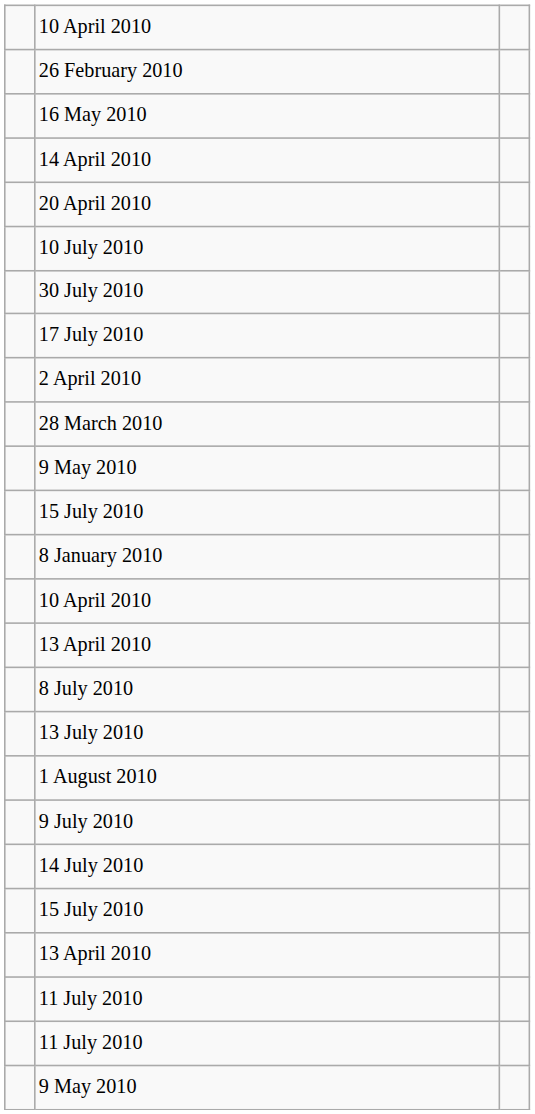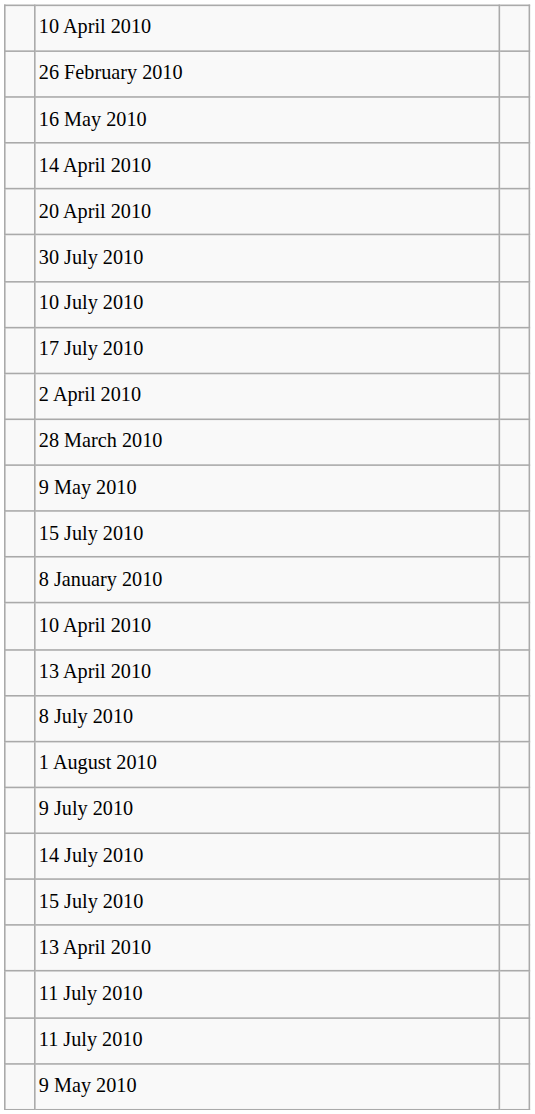rows swapped: (19, 292) <-> (19, 248)
- row: (19, 734)
